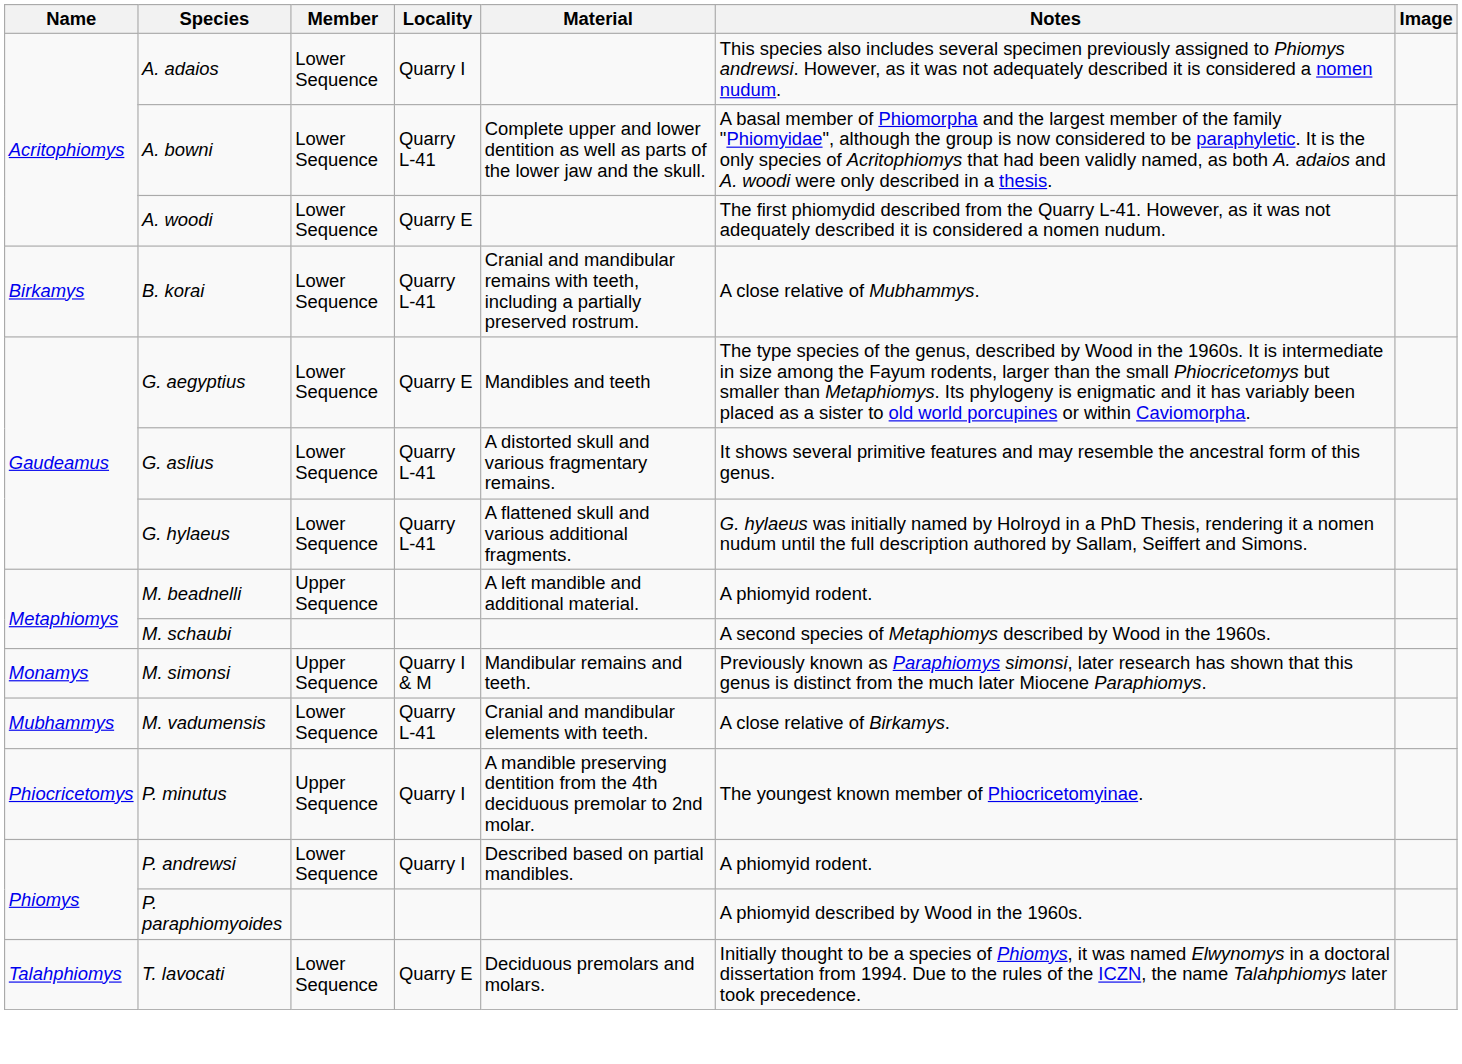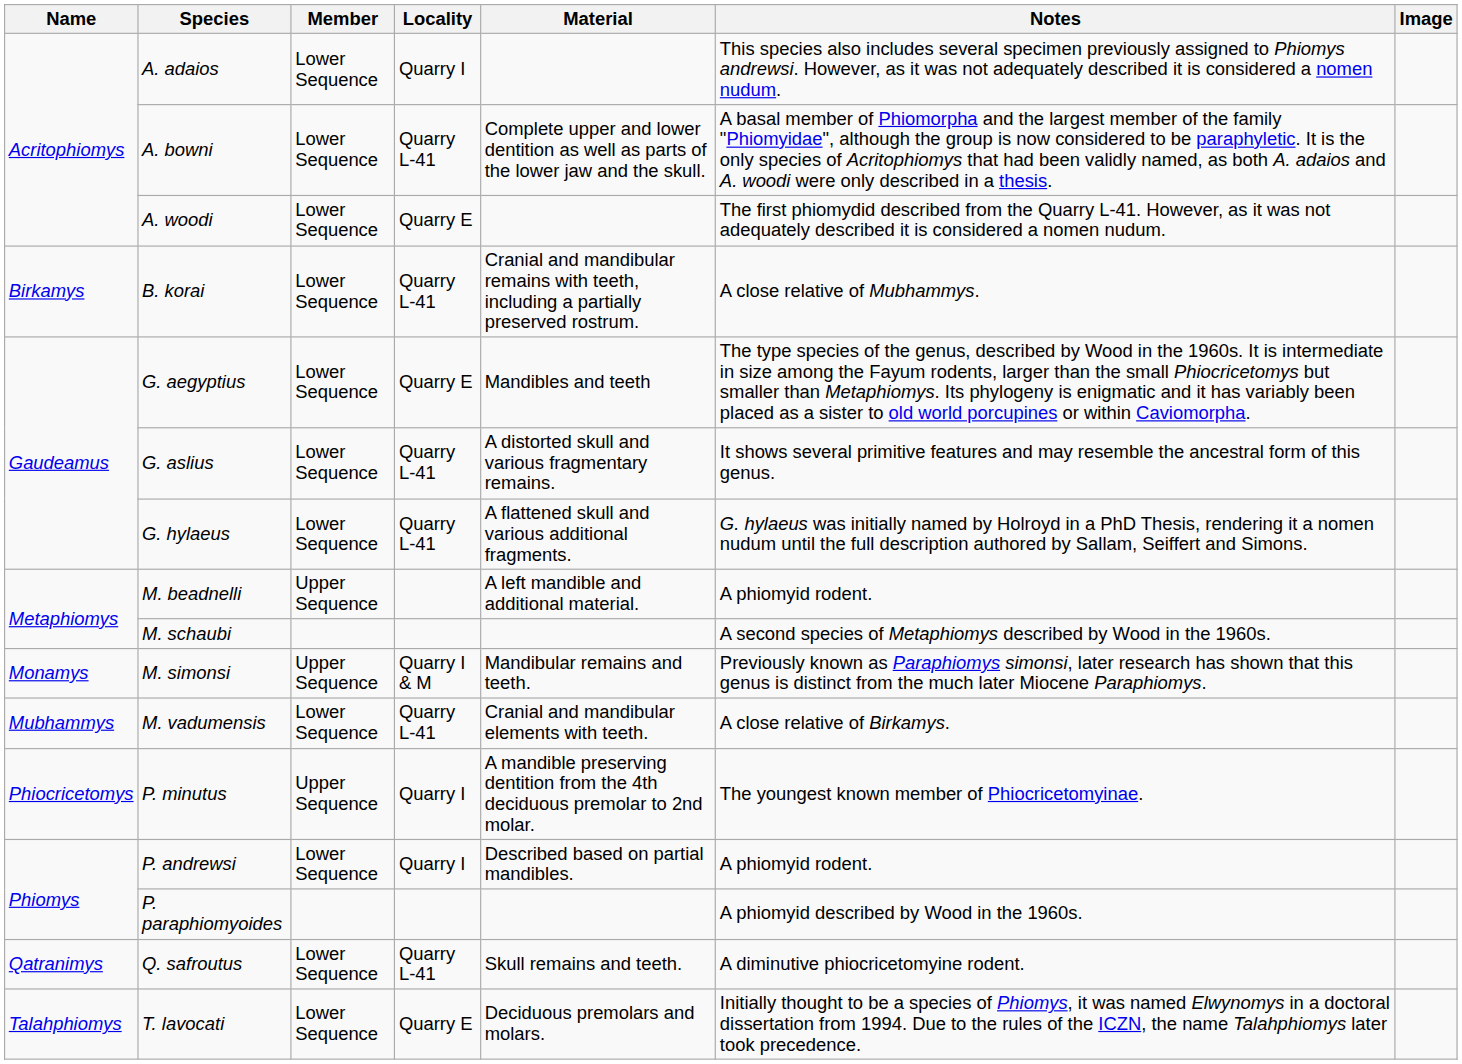+ row: (192, 963)
